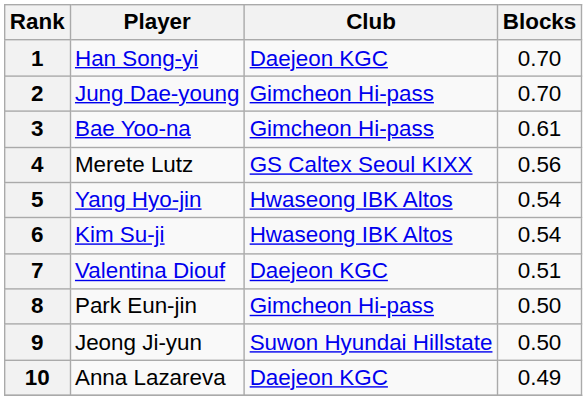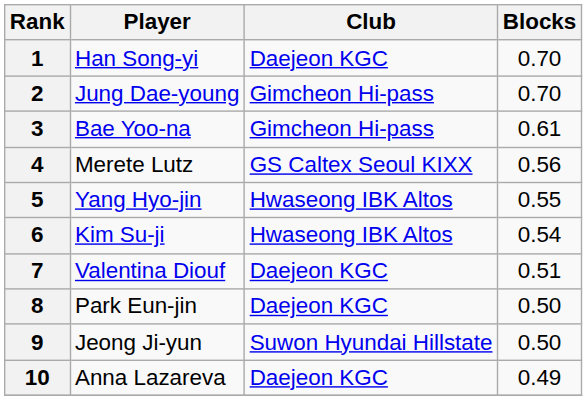(540, 199) 0.54 -> (540, 199) 0.55
(342, 306) Gimcheon Hi-pass -> (319, 306) Daejeon KGC
